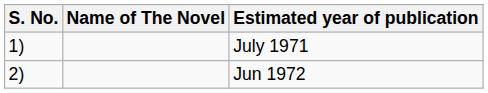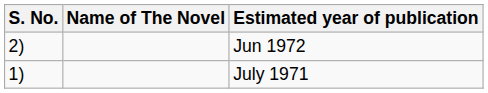rows swapped: (271, 46) <-> (269, 74)
